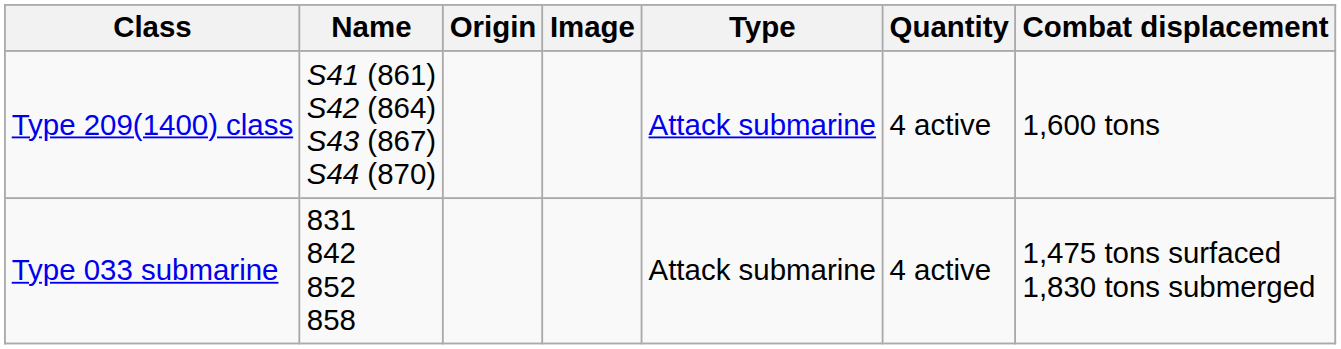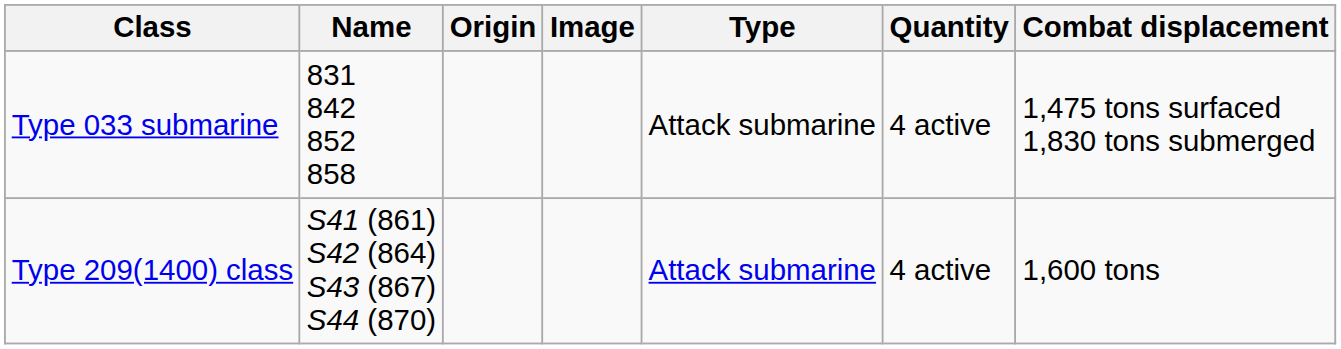rows swapped: (152, 124) <-> (145, 270)
